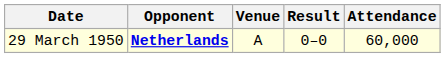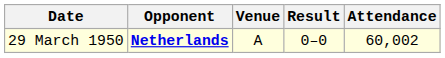(392, 41) 60,000 -> (392, 41) 60,002
